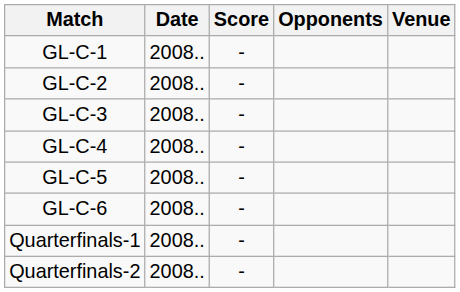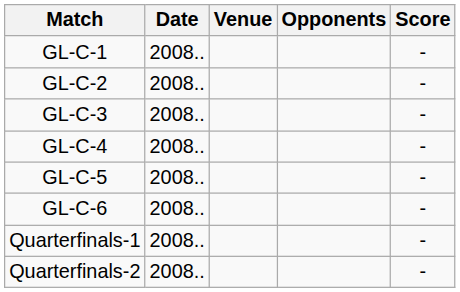columns swapped: (421, 20) <-> (241, 20)
